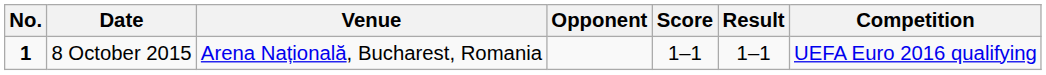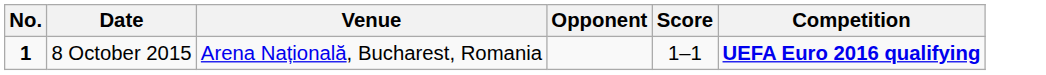- column: (754, 20)
(915, 52) normal -> (851, 52) bold
